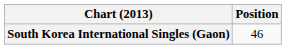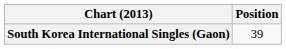(257, 34) 46 -> (257, 34) 39
